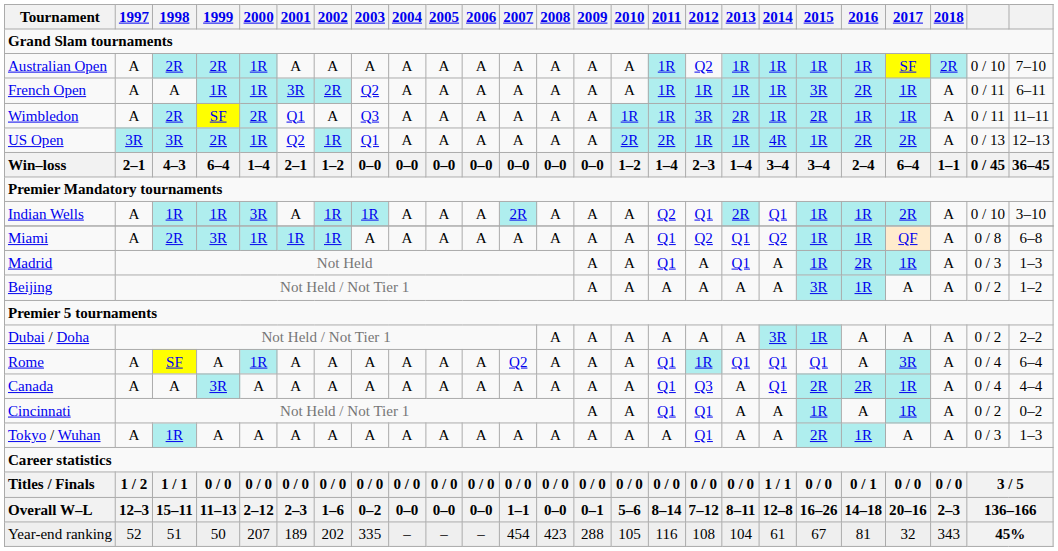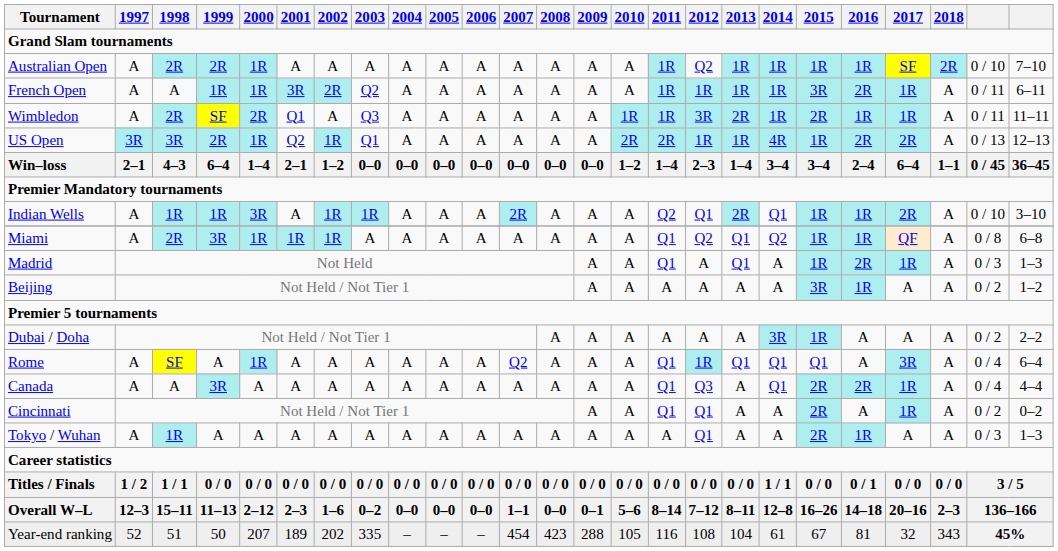(819, 411) 1R -> (819, 411) 2R
